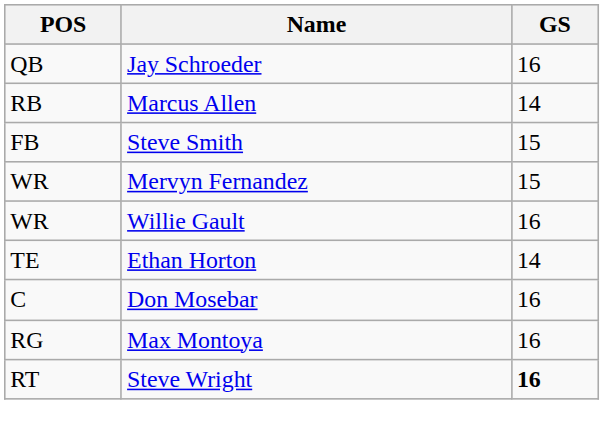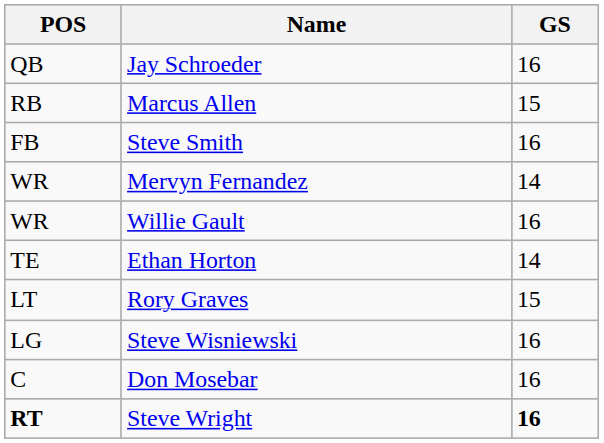(529, 103) 14 -> (529, 103) 15
(529, 142) 15 -> (529, 142) 16
(529, 181) 15 -> (529, 181) 14
+ row: (188, 299)
+ row: (212, 339)
- row: (195, 339)
(25, 378) normal -> (26, 417) bold
